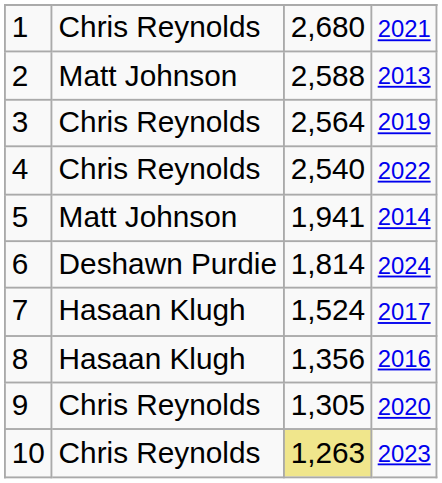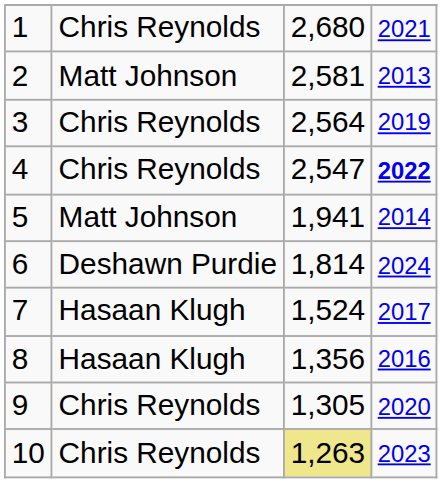(328, 75) 2,588 -> (328, 75) 2,581
(328, 169) 2,540 -> (328, 169) 2,547
(404, 170) normal -> (404, 170) bold
